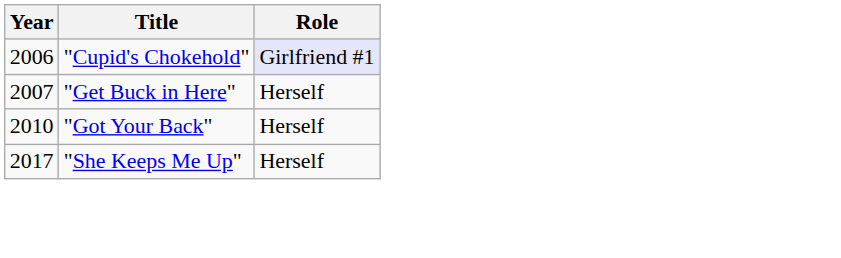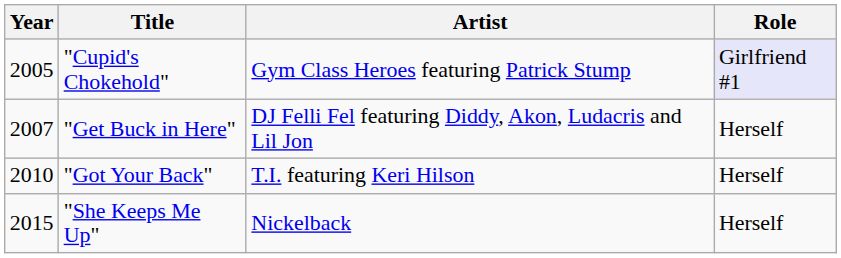+ column: (480, 21)
(32, 56) 2006 -> (32, 68) 2005
(32, 160) 2017 -> (32, 222) 2015
